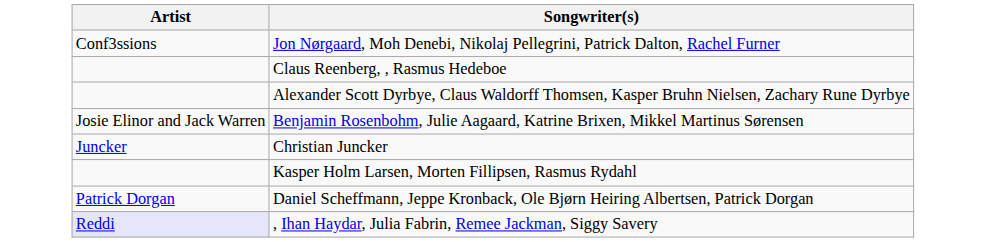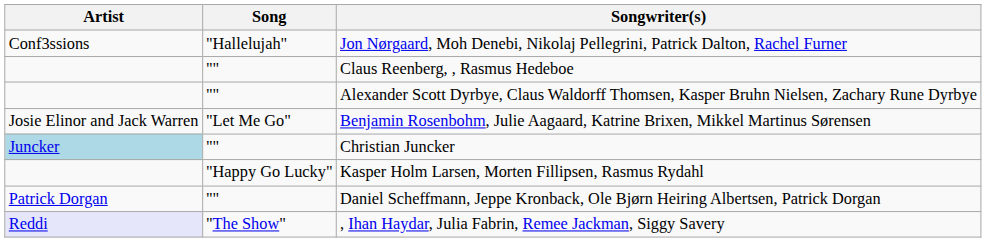+ column: (269, 17)
(101, 146) no background -> (34, 146) lightblue background
